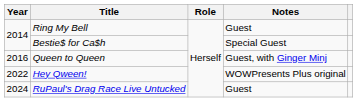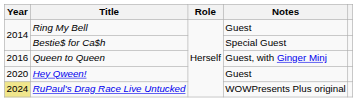(17, 74) 2022 -> (17, 74) 2020
(286, 74) WOWPresents Plus original -> (238, 74) Guest
(17, 89) no background -> (17, 89) khaki background
(238, 89) Guest -> (286, 89) WOWPresents Plus original
